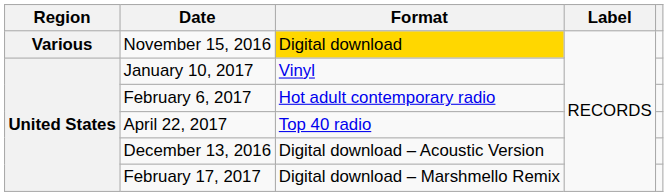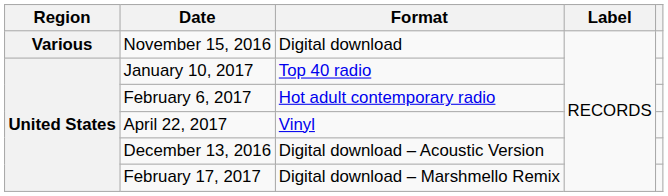(340, 44) gold background -> (340, 44) no background
(297, 71) Vinyl -> (325, 71) Top 40 radio
(325, 124) Top 40 radio -> (297, 124) Vinyl
